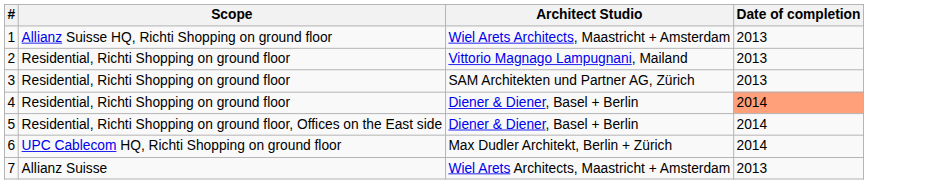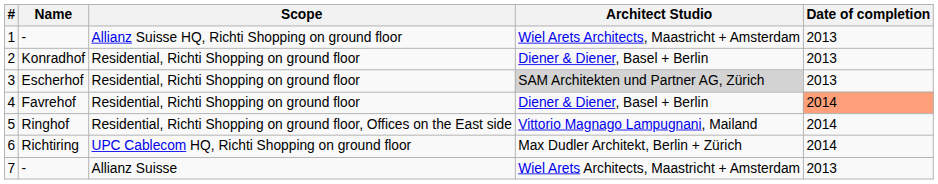+ column: (53, 15)
(568, 59) Vittorio Magnago Lampugnani, Mailand -> (613, 59) Diener & Diener, Basel + Berlin
(572, 80) no background -> (641, 80) lightgrey background
(543, 124) Diener & Diener, Basel + Berlin -> (638, 124) Vittorio Magnago Lampugnani, Mailand
